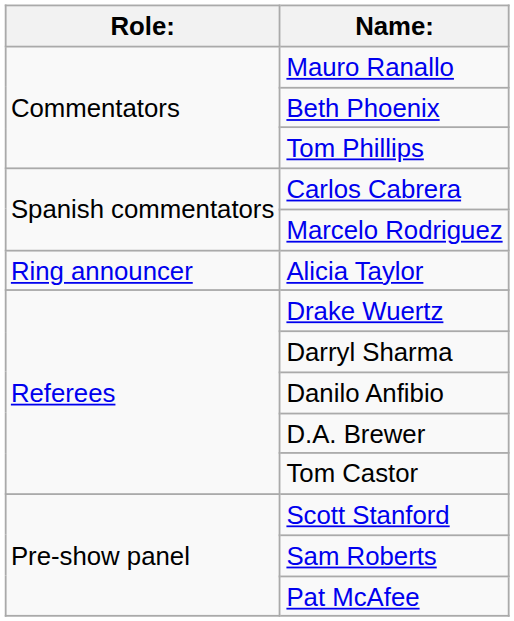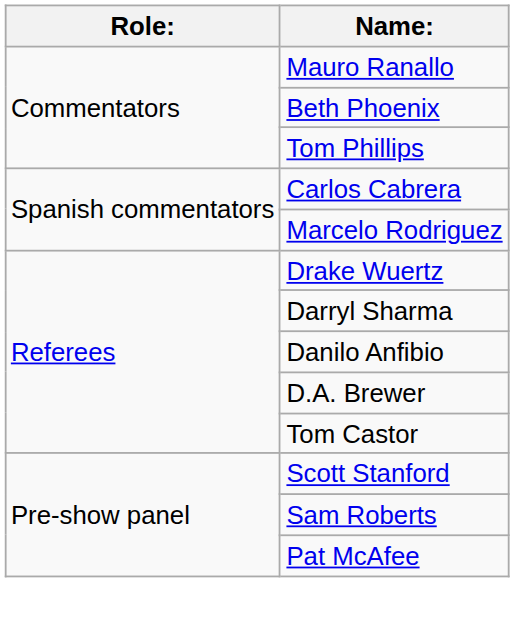- row: (355, 270)
